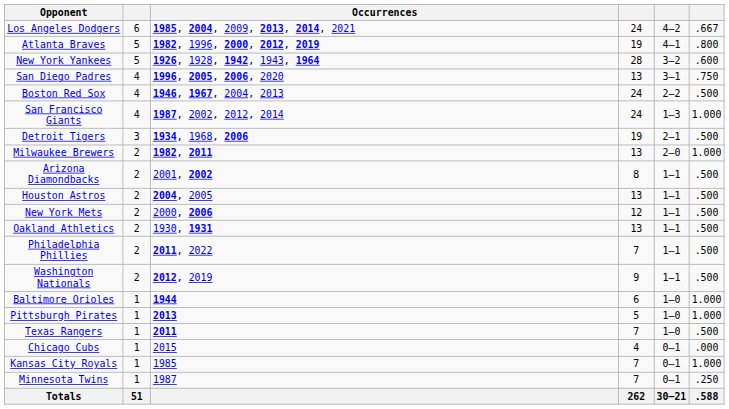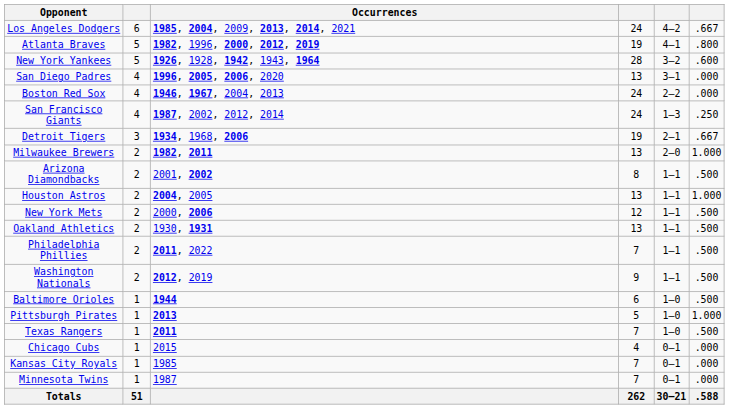(707, 77) .750 -> (707, 77) .000
(707, 93) .500 -> (707, 93) .000
(707, 115) 1.000 -> (707, 115) .250
(707, 137) .500 -> (707, 137) .667
(707, 196) .500 -> (707, 196) 1.000
(707, 300) 1.000 -> (707, 300) .500
(707, 364) 1.000 -> (707, 364) .000
(707, 380) .250 -> (707, 380) .000
